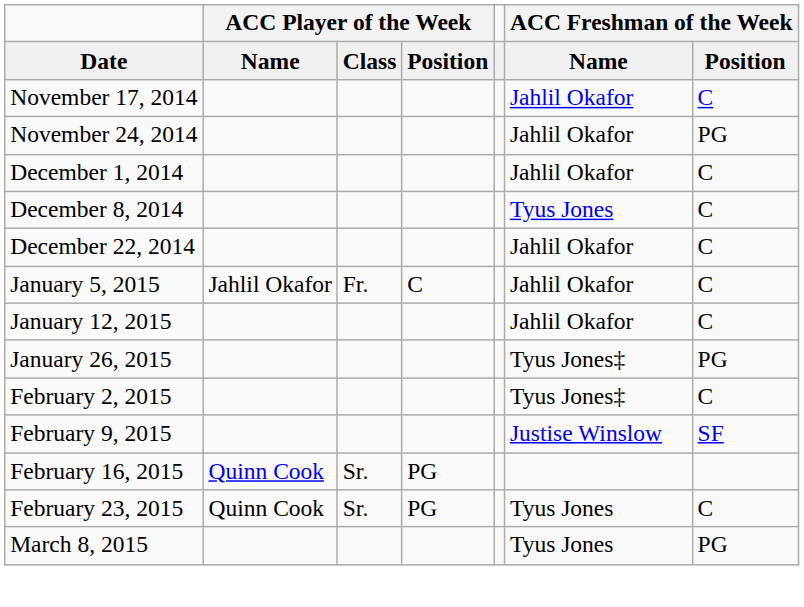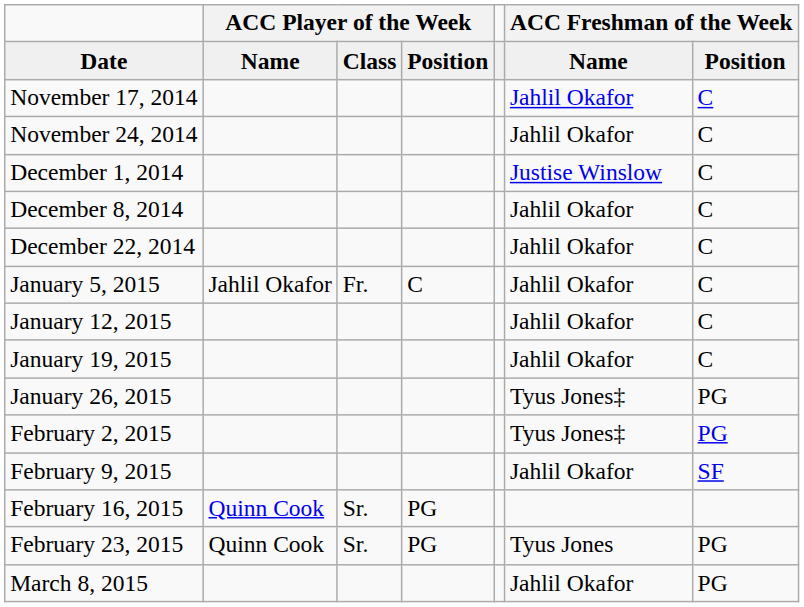(713, 135) PG -> (705, 135) C
(572, 172) Jahlil Okafor -> (586, 172) Justise Winslow
(562, 209) Tyus Jones -> (572, 209) Jahlil Okafor
+ row: (91, 358)
(705, 396) C -> (713, 433) PG
(586, 433) Justise Winslow -> (572, 470) Jahlil Okafor
(705, 508) C -> (713, 545) PG
(562, 545) Tyus Jones -> (572, 582) Jahlil Okafor
